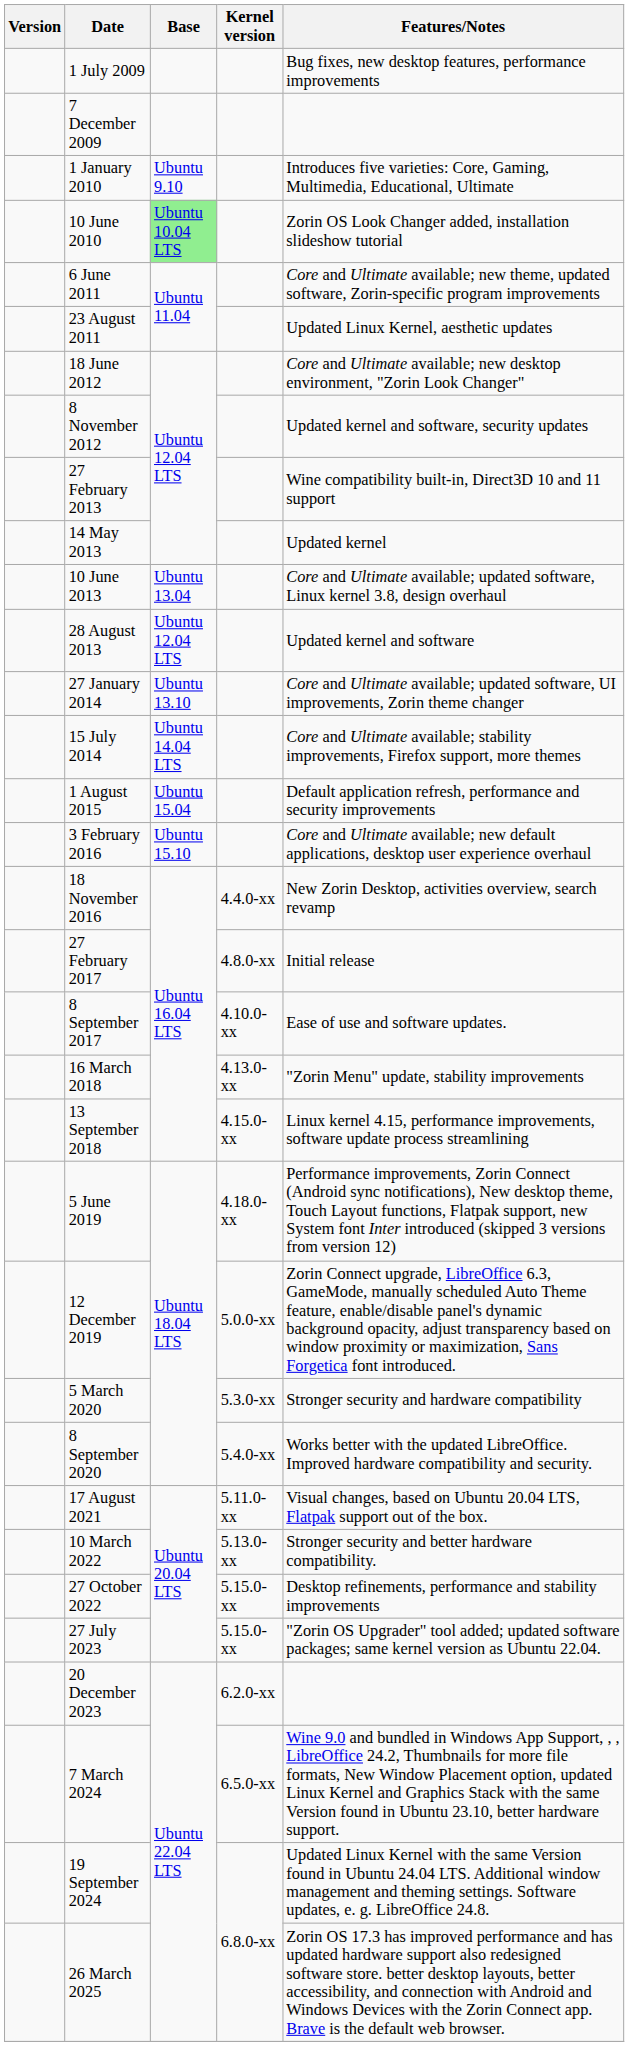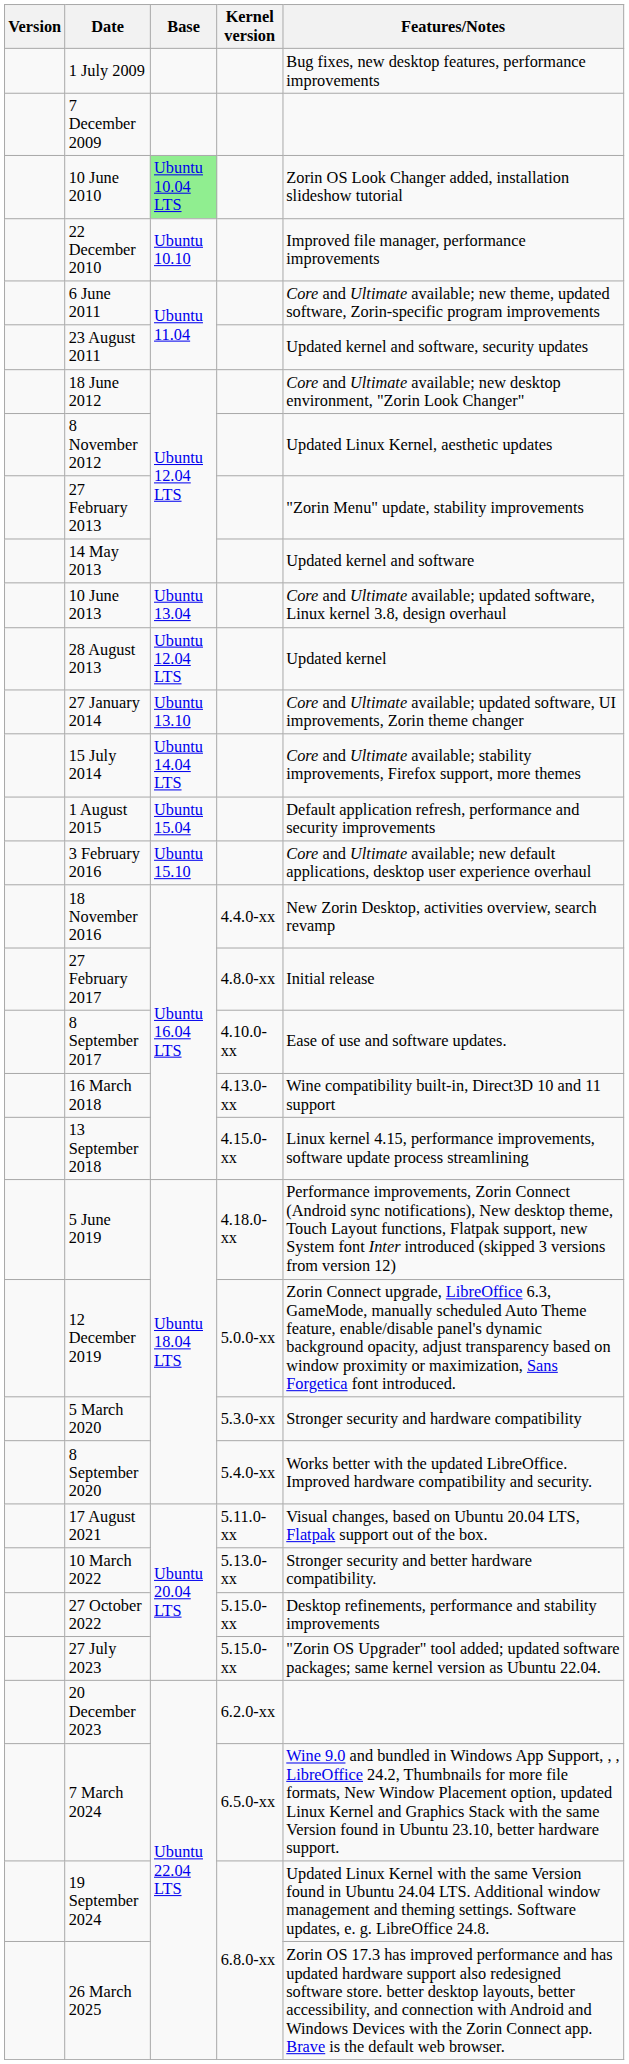- row: (100, 177)
+ row: (102, 249)
(419, 328) Updated Linux Kernel, aesthetic updates -> (437, 347) Updated kernel and software, security updates
(437, 426) Updated kernel and software, security updates -> (419, 444) Updated Linux Kernel, aesthetic updates
(444, 489) Wine compatibility built-in, Direct3D 10 and 11 support -> (435, 507) "Zorin Menu" update, stability improvements
(336, 542) Updated kernel -> (380, 560) Updated kernel and software
(380, 640) Updated kernel and software -> (336, 658) Updated kernel
(435, 1076) "Zorin Menu" update, stability improvements -> (444, 1095) Wine compatibility built-in, Direct3D 10 and 11 support
